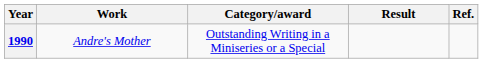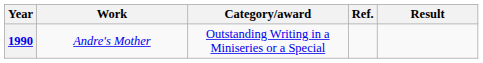columns swapped: (399, 14) <-> (463, 14)
